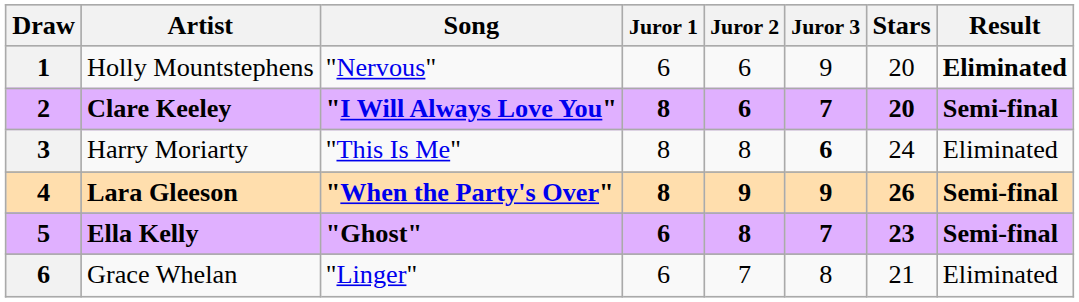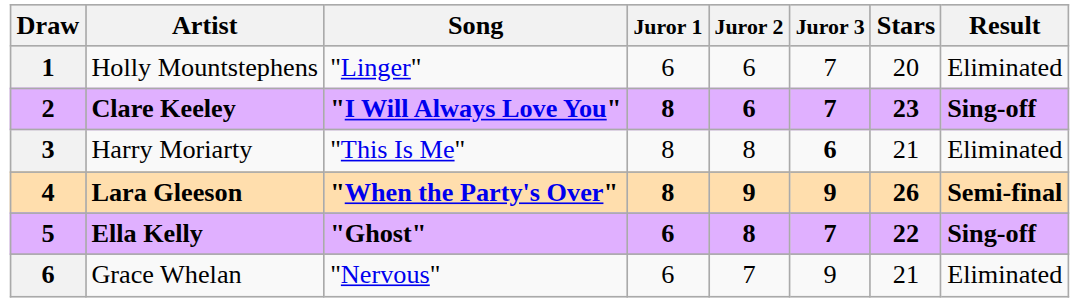(381, 66) "Nervous" -> (376, 66) "Linger"
(826, 66) 9 -> (830, 66) 7
(1005, 66) bold -> (1005, 66) normal
(902, 108) 20 -> (906, 108) 23
(1000, 108) Semi-final -> (992, 108) Sing-off
(902, 150) 24 -> (906, 150) 21
(902, 233) 23 -> (906, 233) 22
(1000, 233) Semi-final -> (992, 233) Sing-off
(371, 274) "Linger" -> (385, 274) "Nervous"
(826, 274) 8 -> (830, 274) 9
